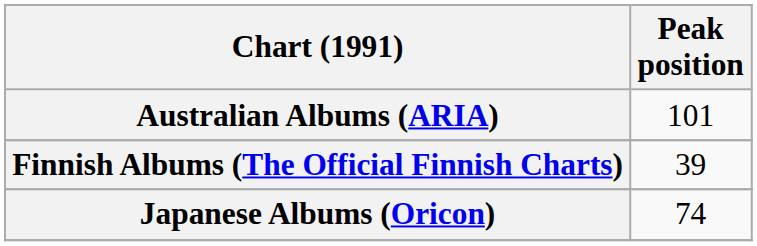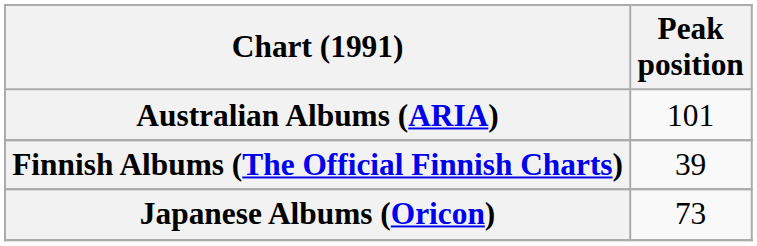(691, 213) 74 -> (691, 213) 73
